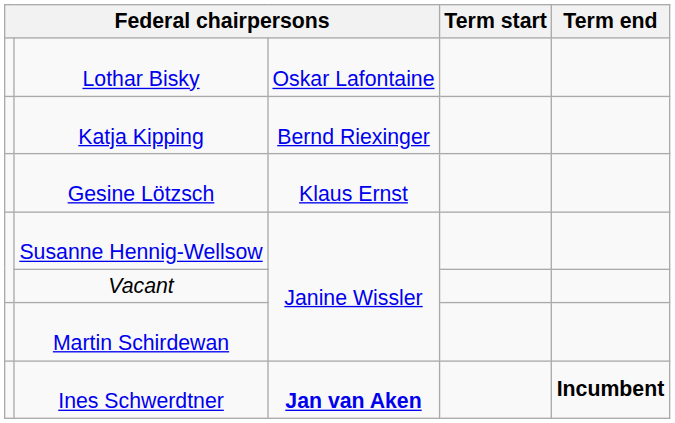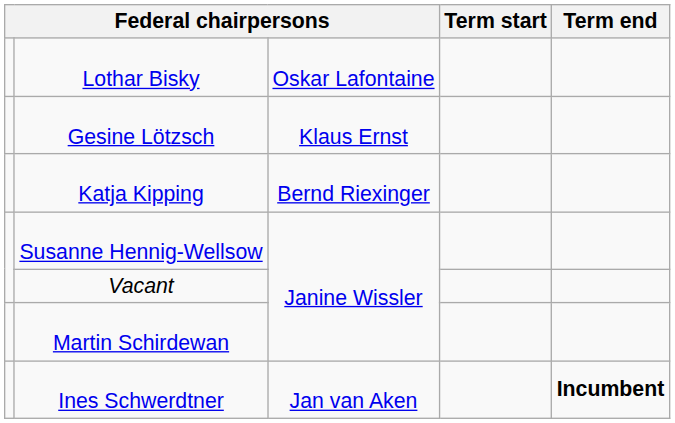rows swapped: (141, 194) <-> (141, 136)
(353, 401) bold -> (354, 401) normal
